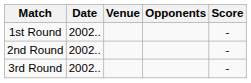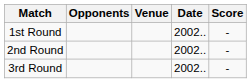columns swapped: (85, 13) <-> (176, 13)
